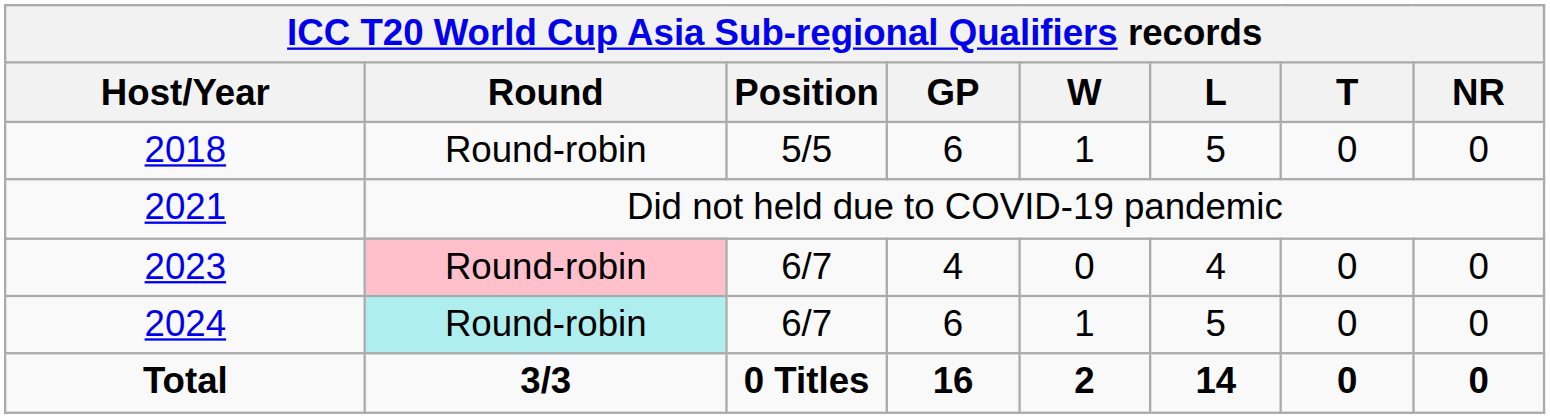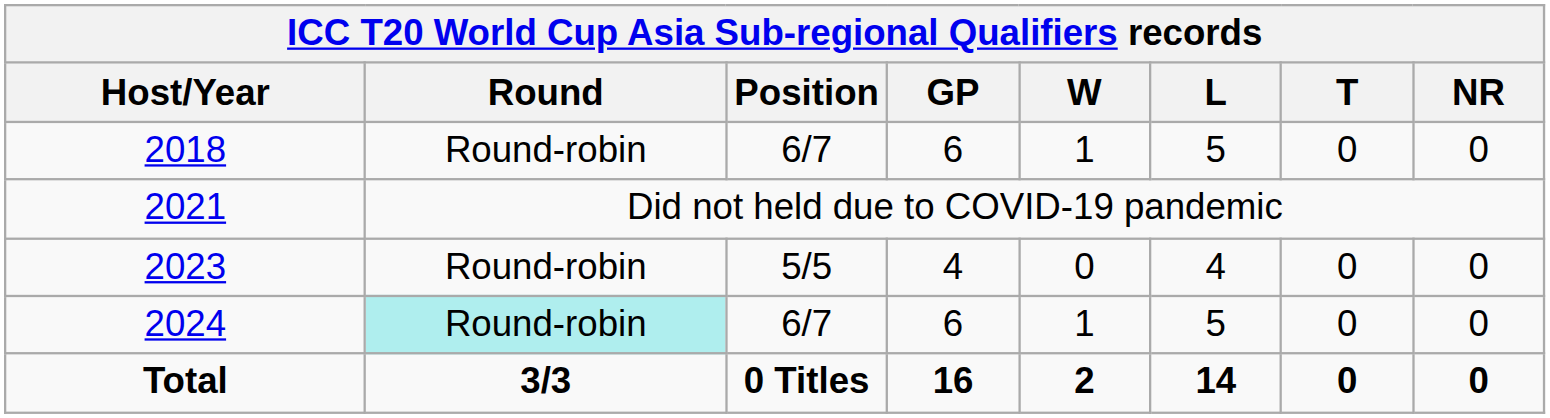(807, 149) 5/5 -> (807, 149) 6/7
(546, 265) pink background -> (546, 265) no background
(807, 265) 6/7 -> (807, 265) 5/5
